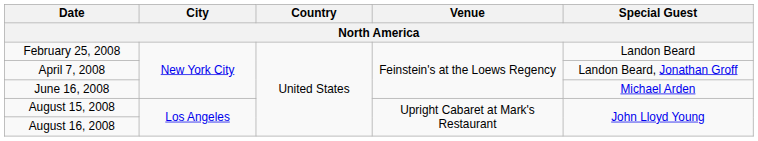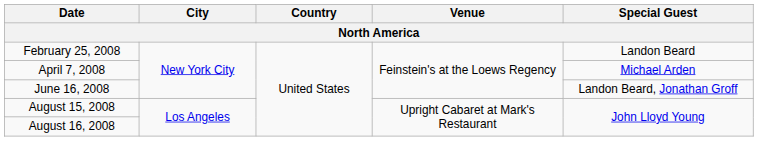(658, 70) Landon Beard, Jonathan Groff -> (658, 70) Michael Arden
(658, 88) Michael Arden -> (658, 88) Landon Beard, Jonathan Groff
